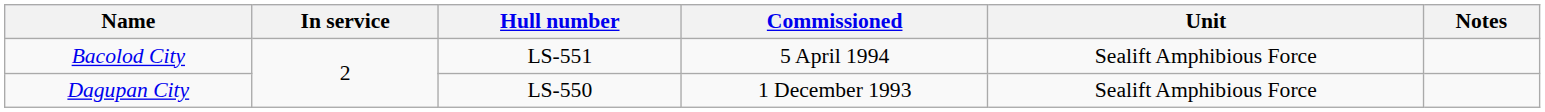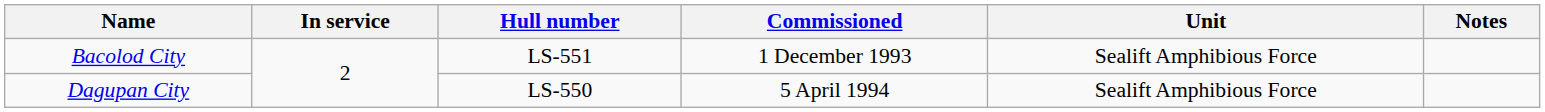(835, 55) 5 April 1994 -> (835, 55) 1 December 1993
(835, 90) 1 December 1993 -> (835, 90) 5 April 1994
